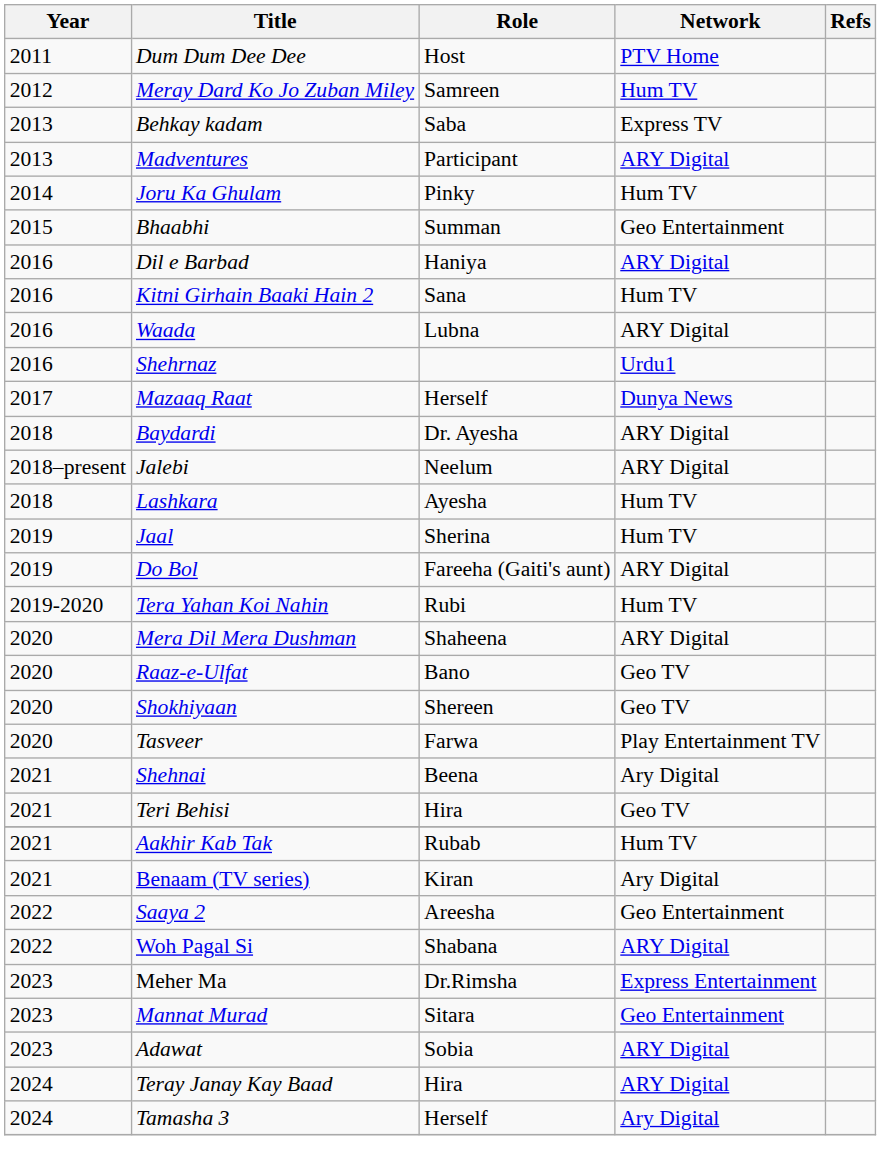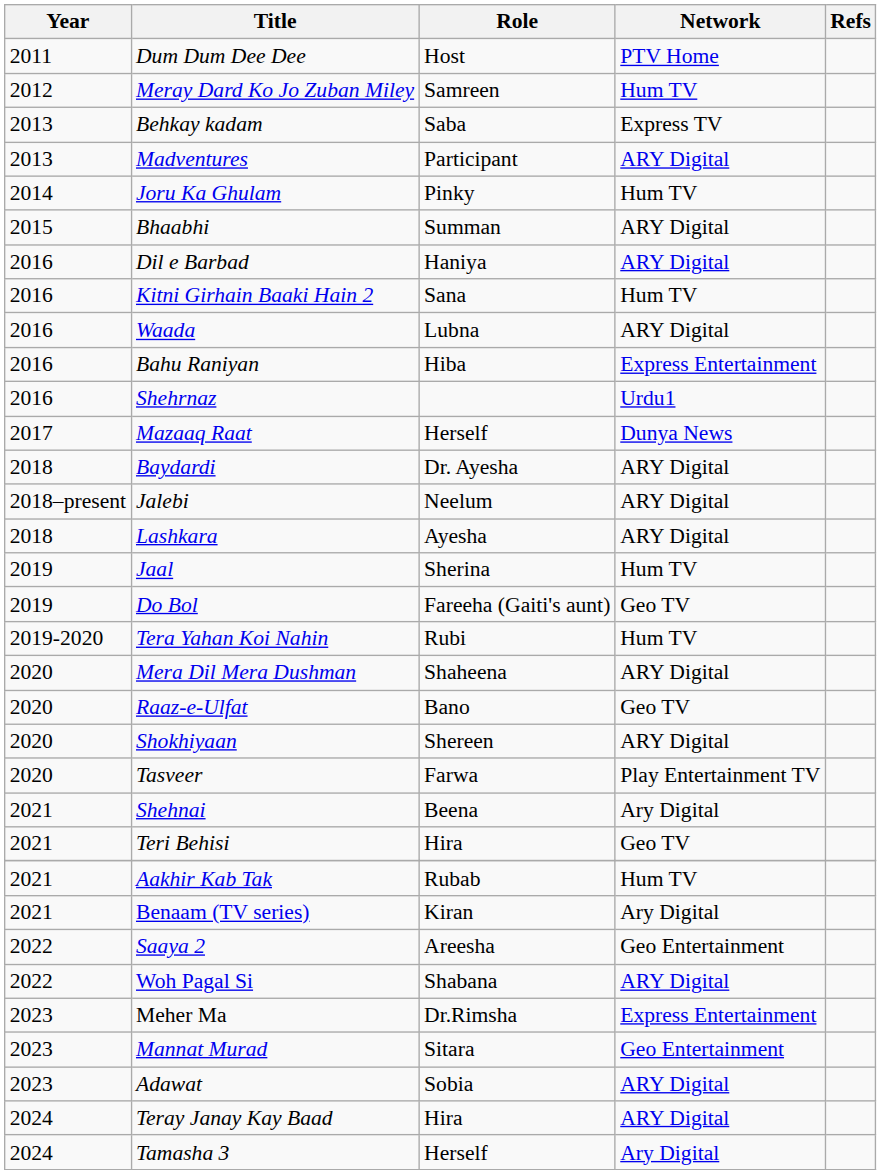(702, 227) Geo Entertainment -> (675, 227) ARY Digital
+ row: (197, 364)
(659, 501) Hum TV -> (675, 535) ARY Digital
(675, 569) ARY Digital -> (655, 603) Geo TV
(655, 706) Geo TV -> (675, 741) ARY Digital
